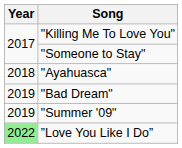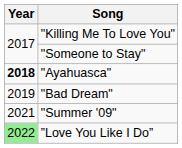(21, 73) normal -> (21, 73) bold
(21, 113) 2019 -> (21, 113) 2021
